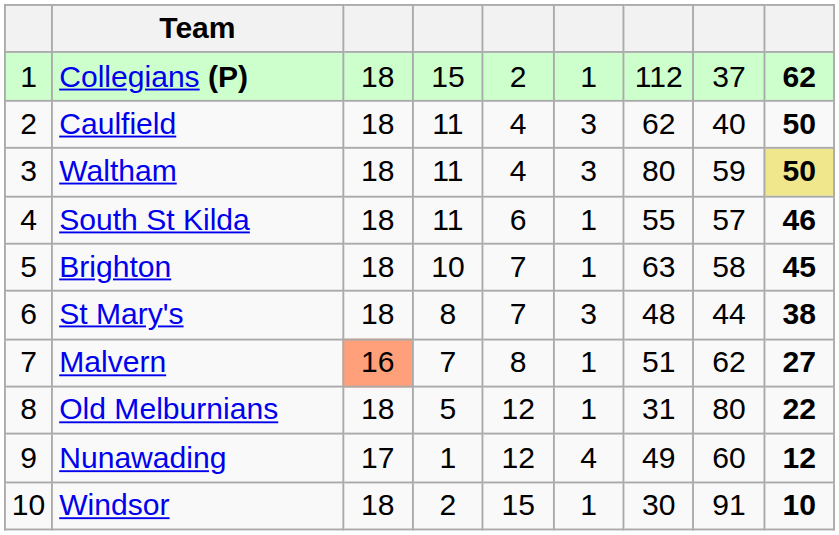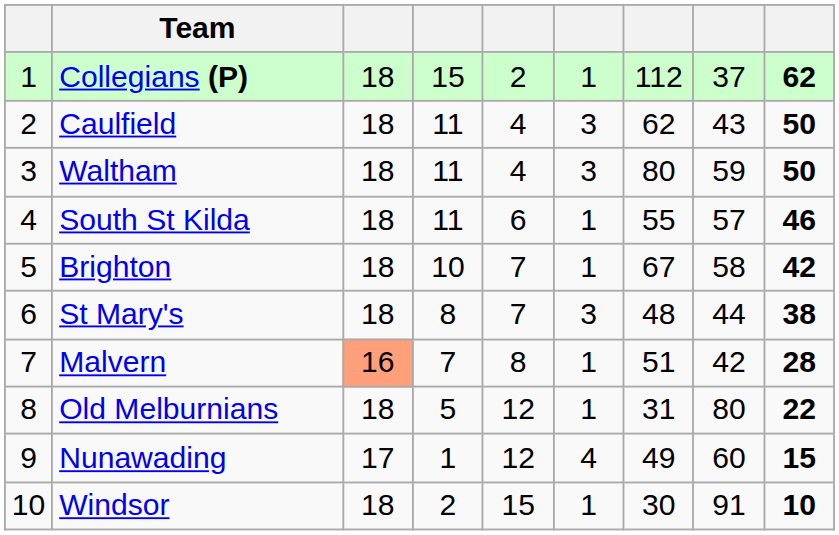(729, 123) 40 -> (729, 123) 43
(799, 171) khaki background -> (799, 171) no background
(659, 266) 63 -> (659, 266) 67
(799, 266) 45 -> (799, 266) 42
(729, 362) 62 -> (729, 362) 42
(799, 362) 27 -> (799, 362) 28
(799, 457) 12 -> (799, 457) 15
